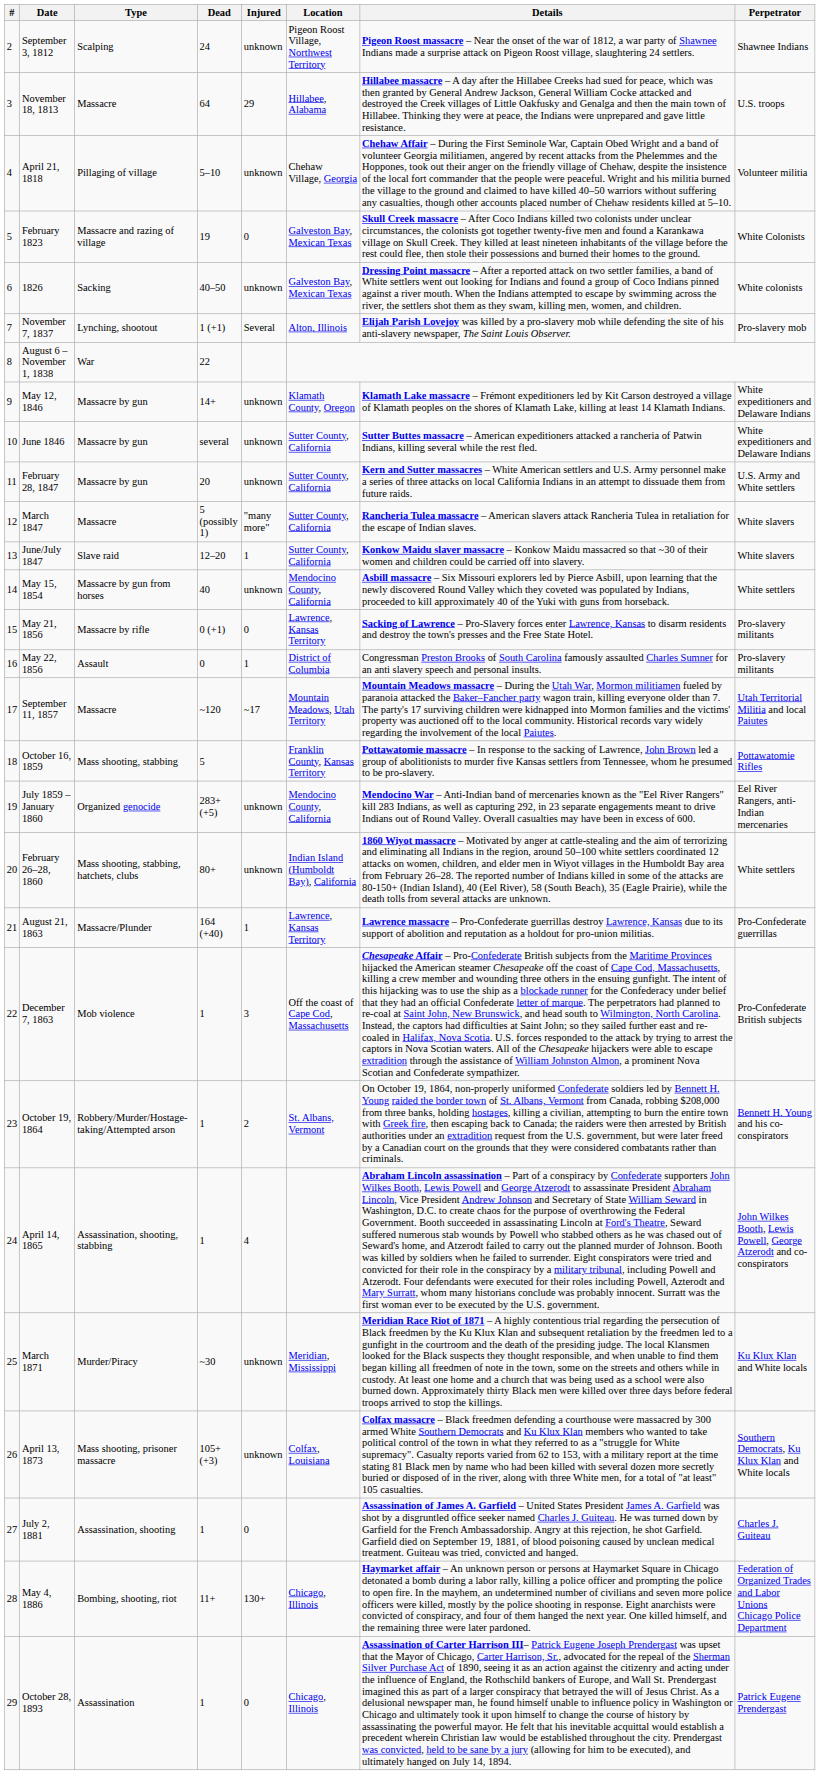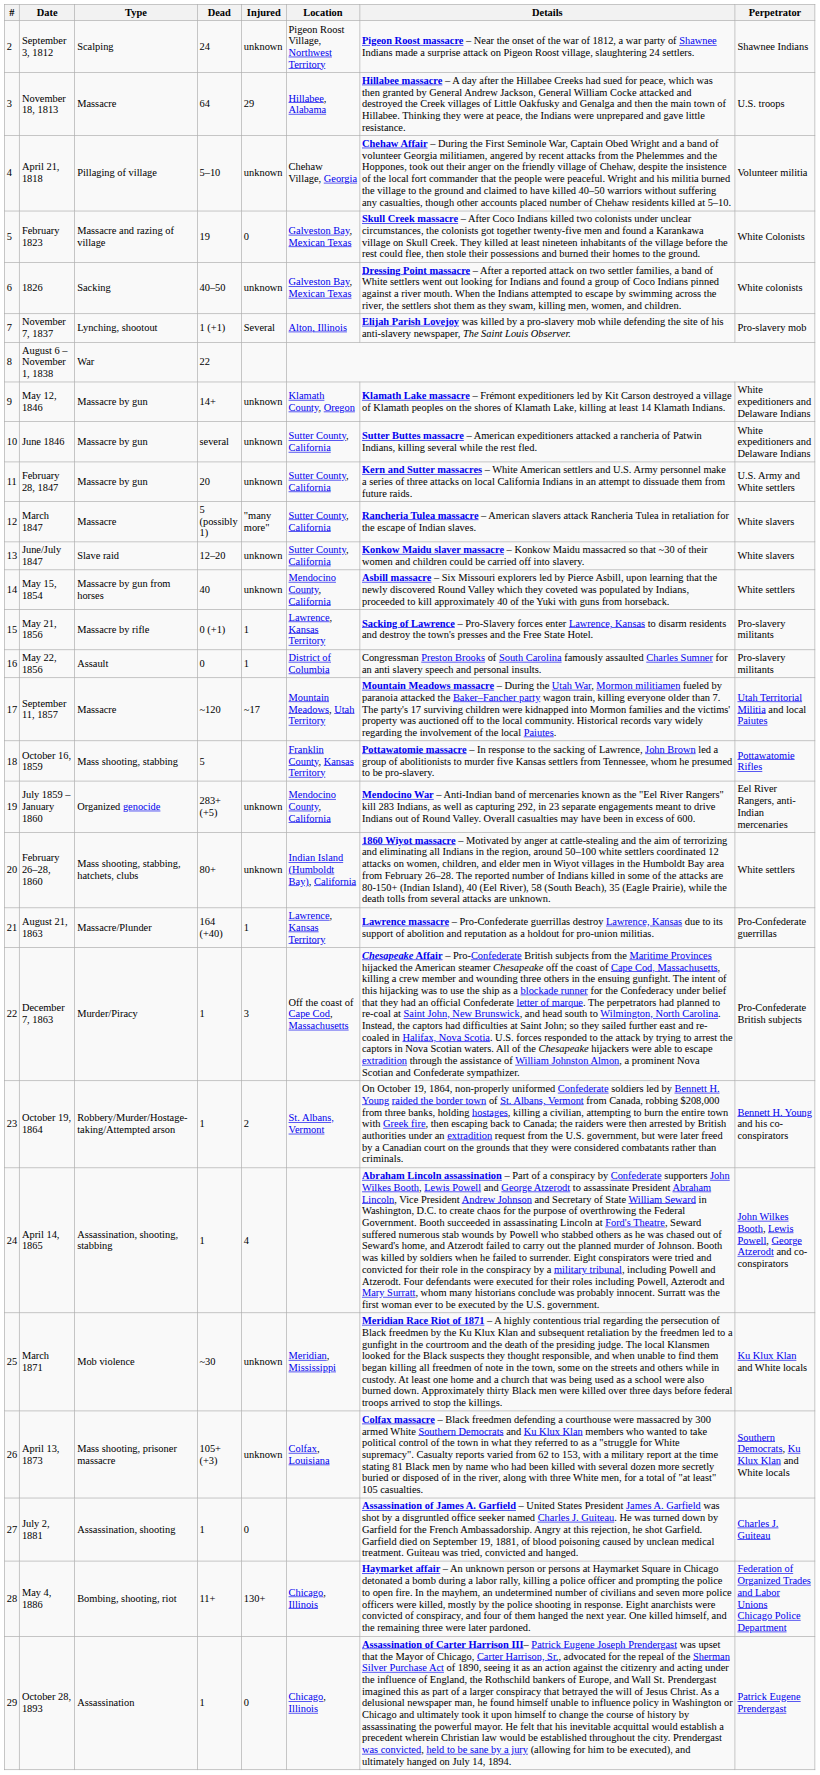(246, 555) 1 -> (263, 555) unknown
(246, 629) 0 -> (246, 629) 1
(106, 1014) Mob violence -> (108, 1014) Murder/Piracy
(108, 1362) Murder/Piracy -> (106, 1362) Mob violence
